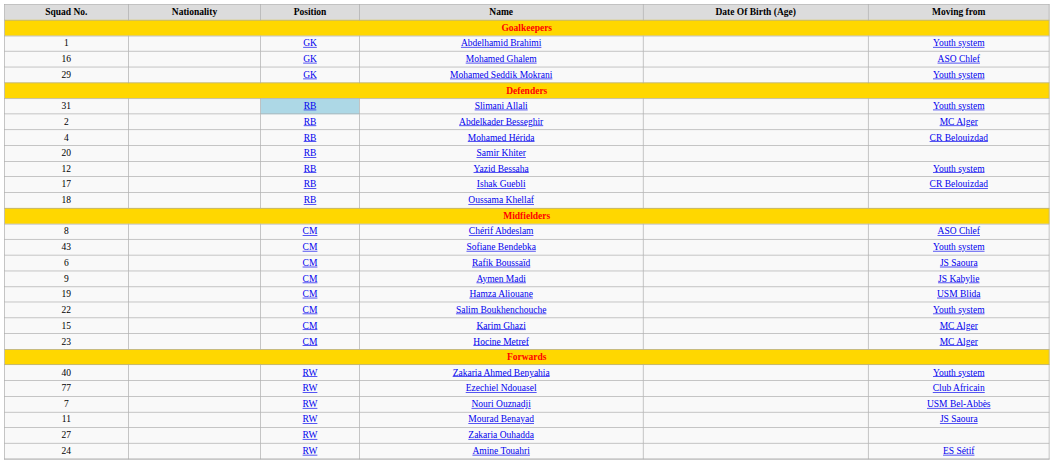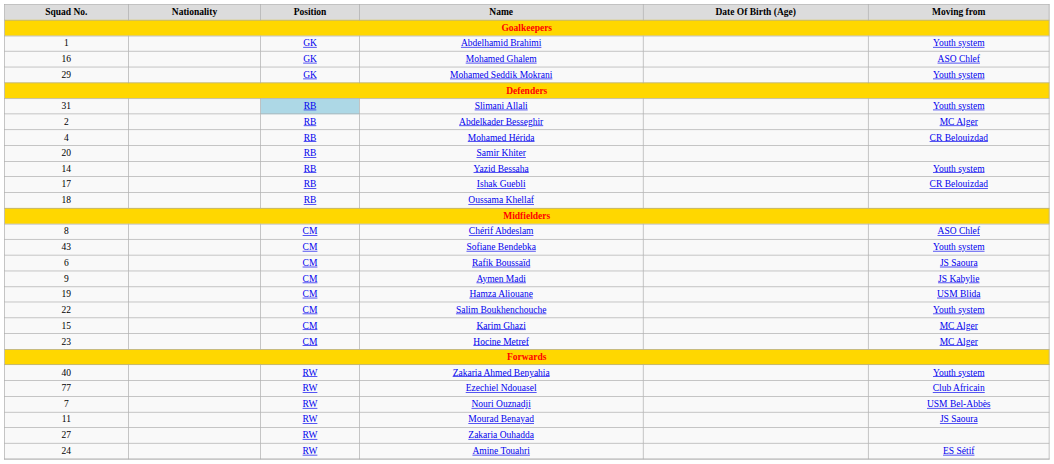(66, 169) 12 -> (66, 169) 14
